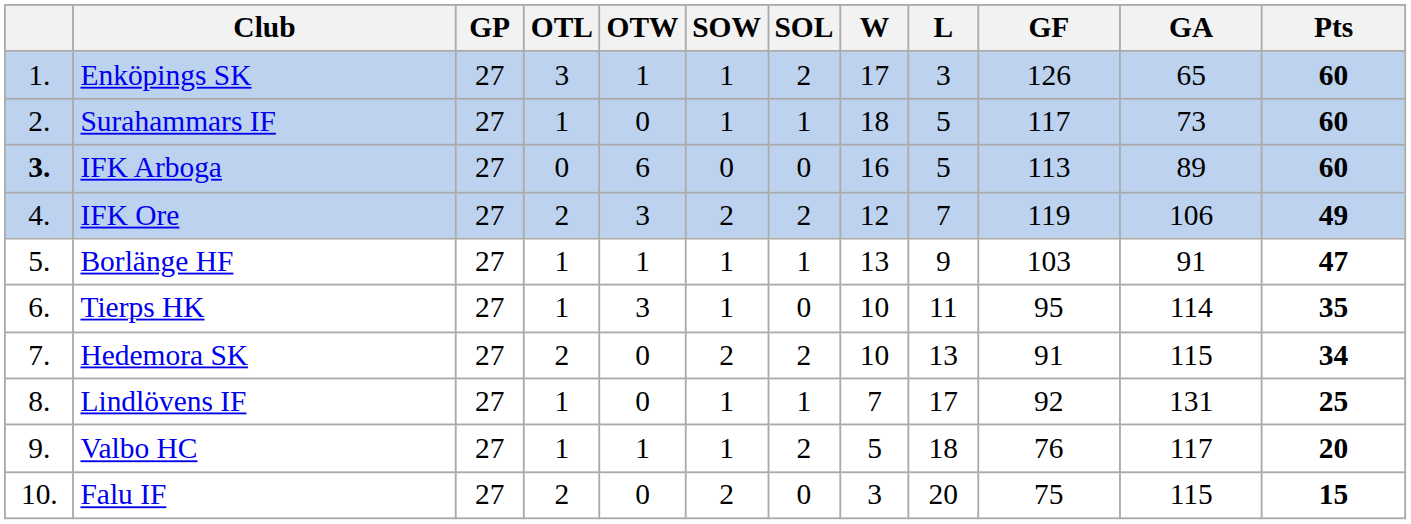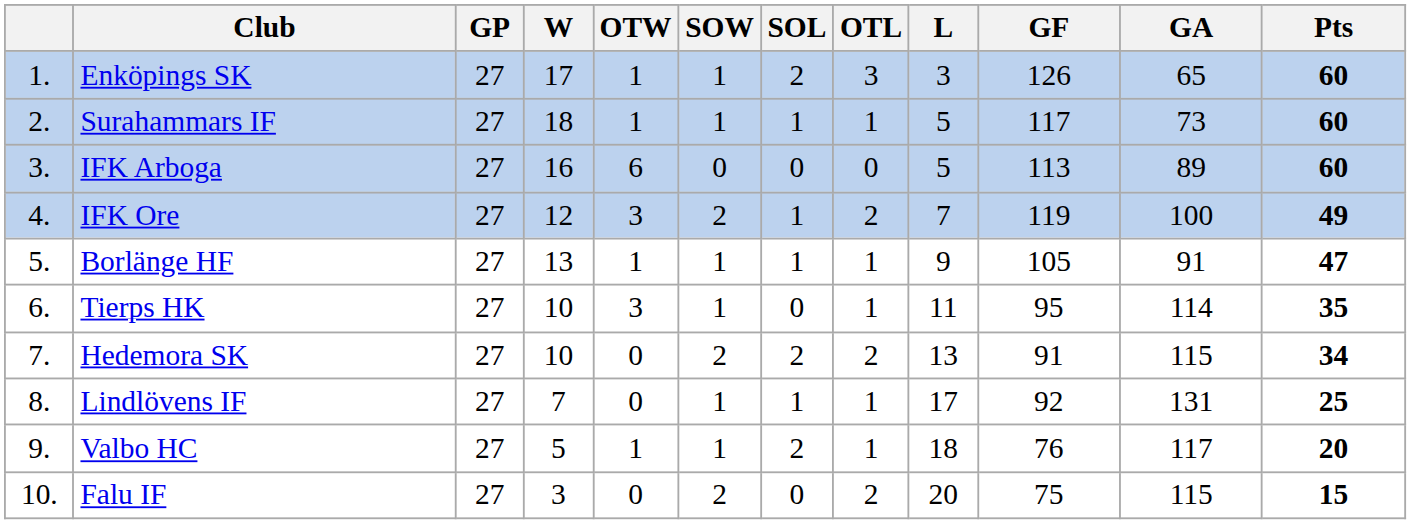columns swapped: (874, 27) <-> (562, 27)
(643, 121) 0 -> (636, 121) 1
(39, 167) bold -> (39, 167) normal
(804, 214) 2 -> (797, 214) 1
(1191, 214) 106 -> (1191, 214) 100
(1049, 261) 103 -> (1049, 261) 105
